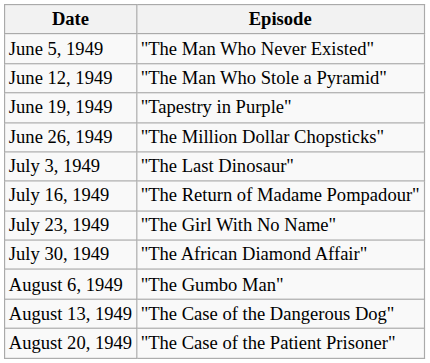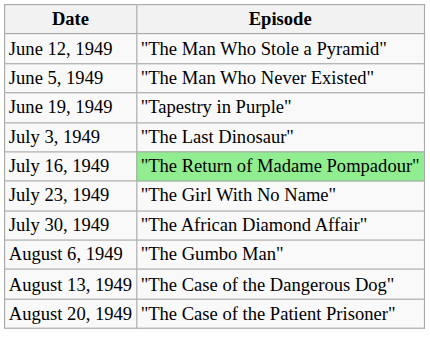rows swapped: (56, 48) <-> (61, 78)
- row: (61, 136)
(280, 195) no background -> (280, 166) lightgreen background
